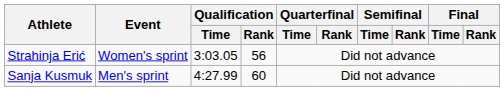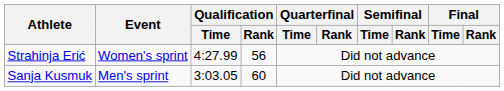(216, 55) 3:03.05 -> (216, 55) 4:27.99
(216, 76) 4:27.99 -> (216, 76) 3:03.05
